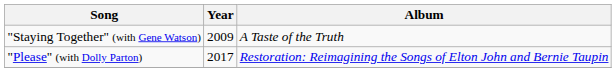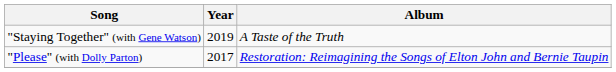(220, 36) 2009 -> (220, 36) 2019
